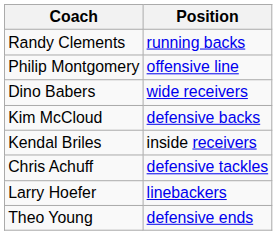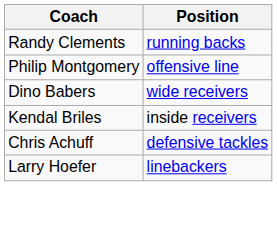- row: (55, 117)
- row: (50, 218)
